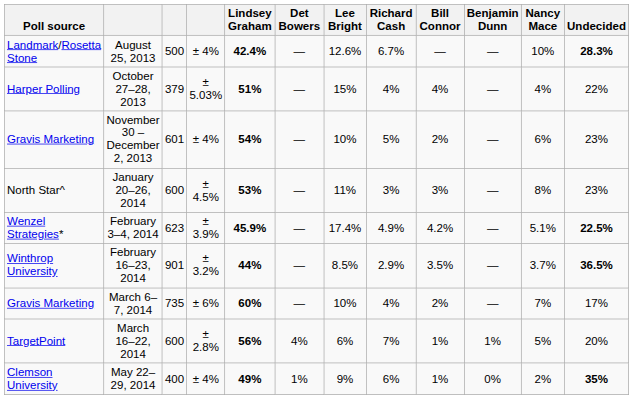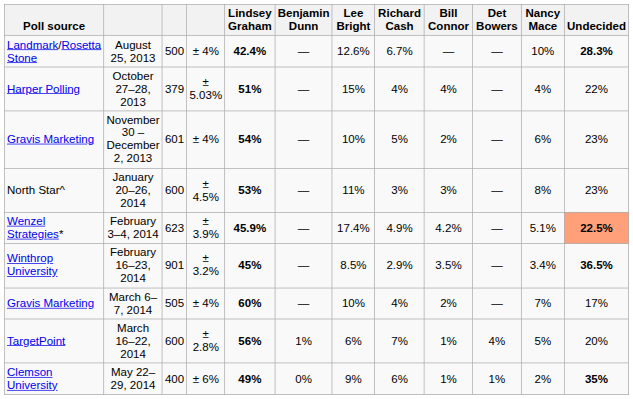columns swapped: (299, 20) <-> (493, 20)
(596, 228) no background -> (596, 228) lightsalmon background
(250, 265) 44% -> (250, 265) 45%
(543, 265) 3.7% -> (543, 265) 3.4%
(175, 303) 735 -> (175, 303) 505
(206, 303) ± 6% -> (206, 303) ± 4%
(206, 378) ± 4% -> (206, 378) ± 6%
